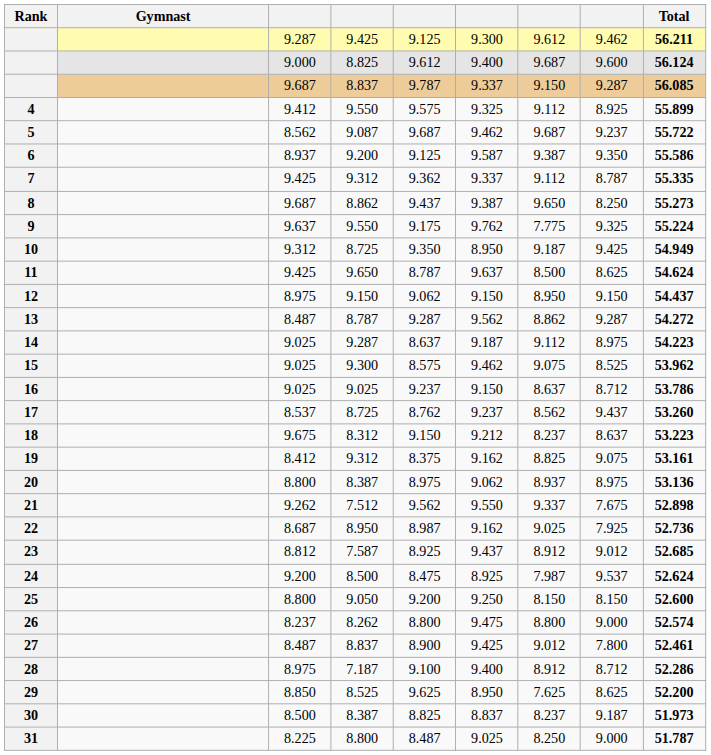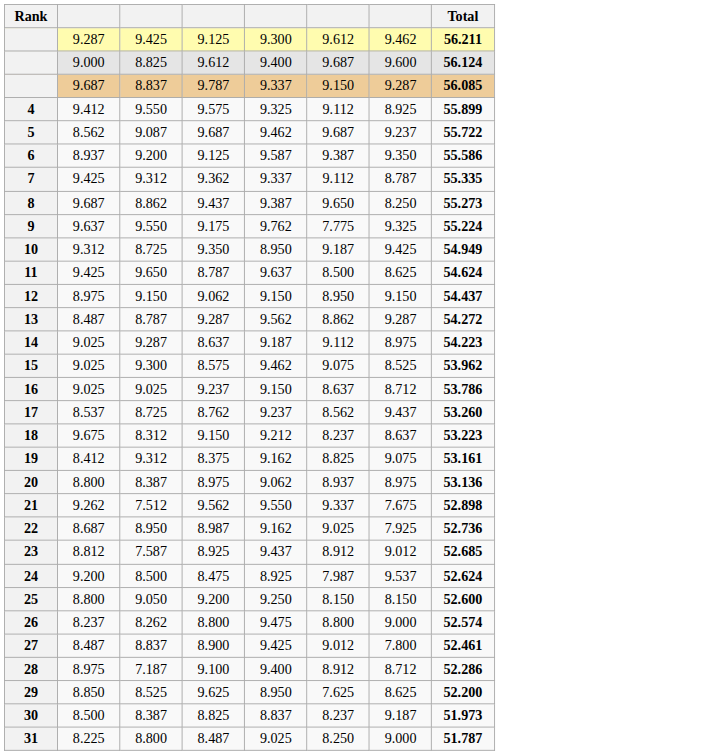- column: (163, 16)
